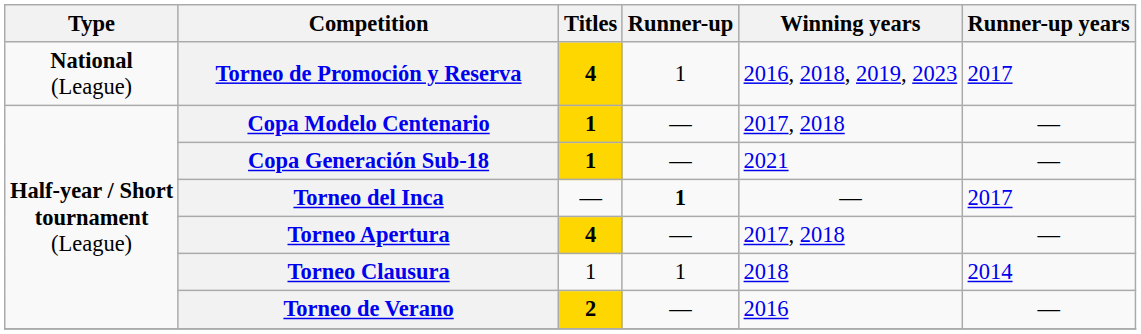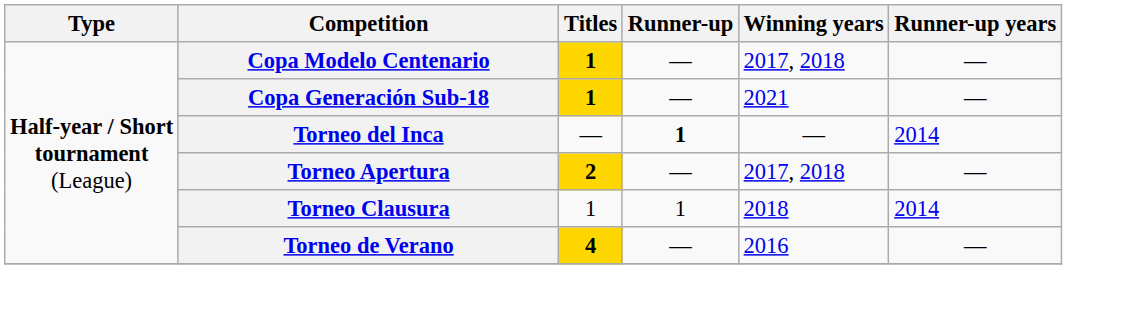- row: (369, 73)
(990, 198) 2017 -> (917, 134) 2014
(591, 235) 4 -> (591, 171) 2
(591, 309) 2 -> (591, 245) 4
